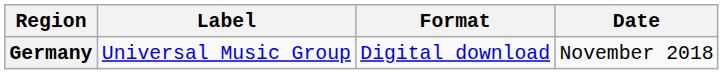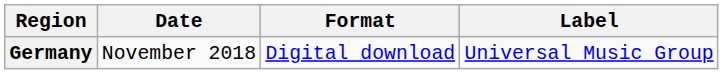columns swapped: (637, 21) <-> (226, 21)
